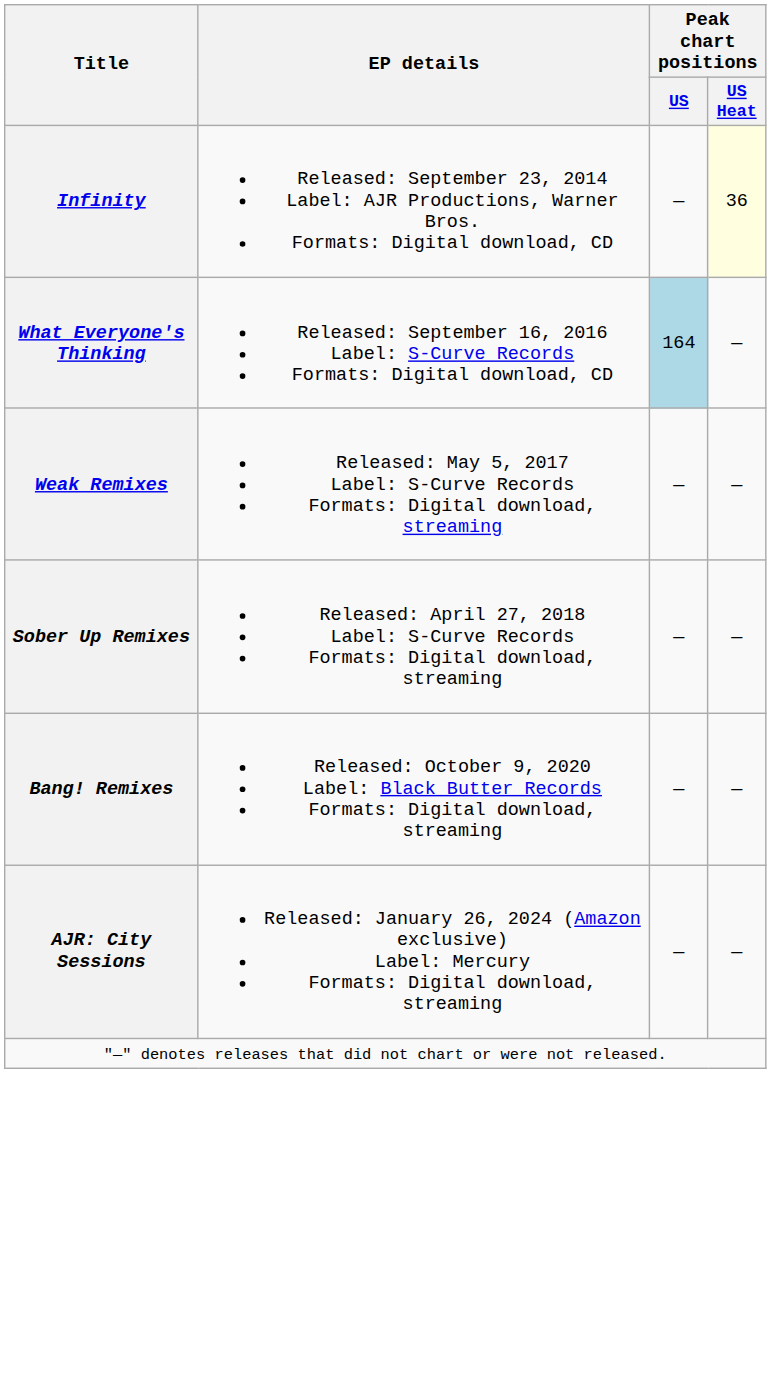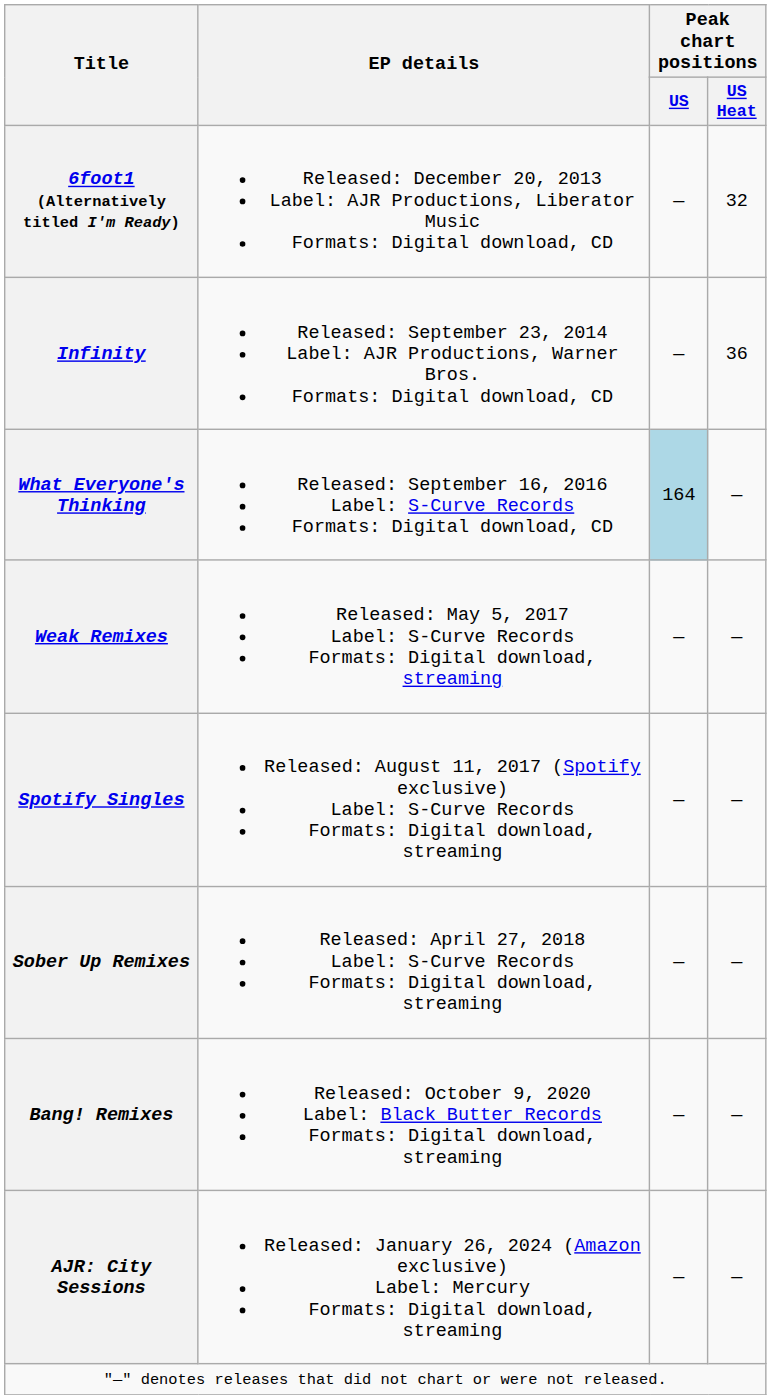+ row: (101, 201)
(737, 201) lightyellow background -> (737, 353) no background
+ row: (101, 799)
